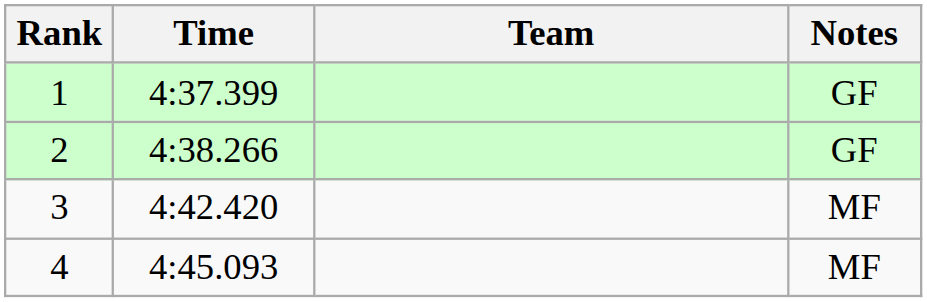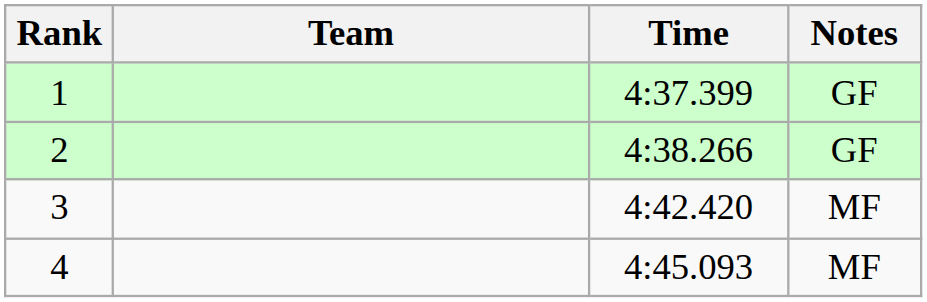columns swapped: (551, 33) <-> (214, 33)
